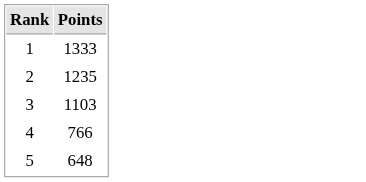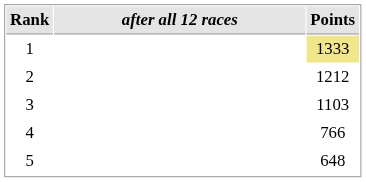+ column: (180, 19)
(80, 49) no background -> (333, 49) khaki background
(80, 77) 1235 -> (333, 77) 1212
